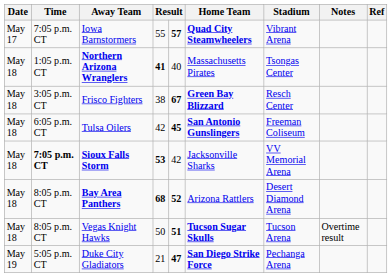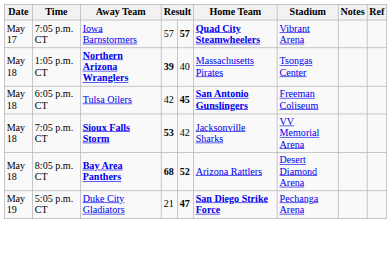(160, 34) 55 -> (169, 34) 57
(160, 67) 41 -> (169, 67) 39
- row: (112, 100)
(54, 160) bold -> (54, 133) normal
- row: (109, 232)
